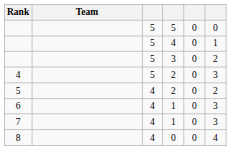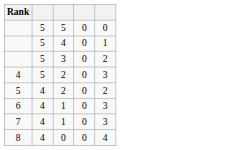- column: (87, 12)
